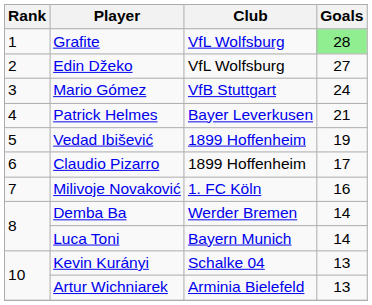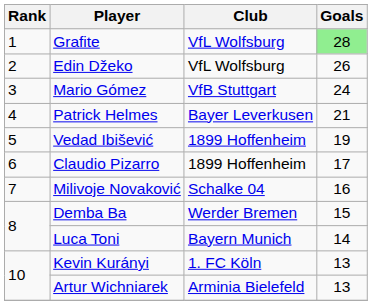(342, 66) 27 -> (342, 66) 26
(225, 189) 1. FC Köln -> (226, 189) Schalke 04
(342, 213) 14 -> (342, 213) 15
(226, 262) Schalke 04 -> (225, 262) 1. FC Köln
